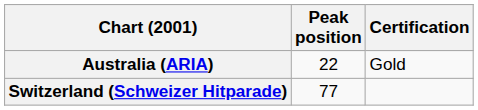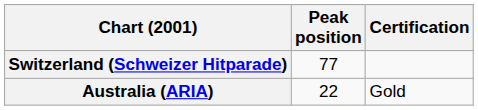rows swapped: (148, 64) <-> (148, 91)
